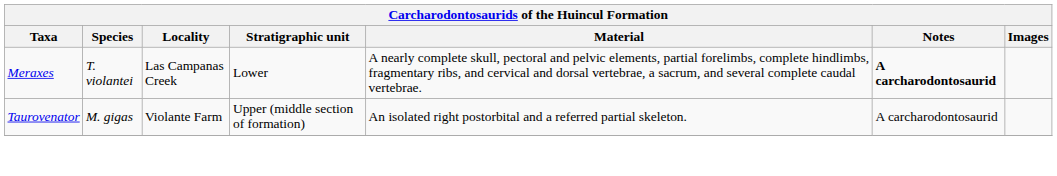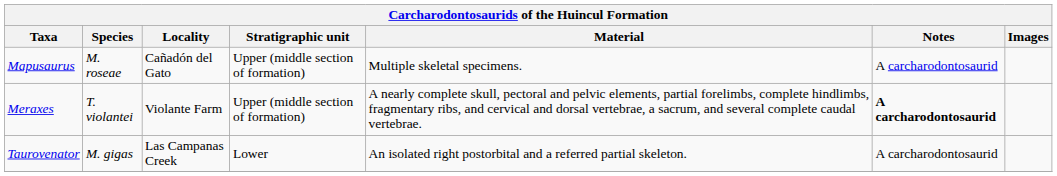+ row: (41, 65)
(184, 72) Las Campanas Creek -> (184, 109) Violante Farm
(250, 72) Lower -> (293, 109) Upper (middle section of formation)
(184, 116) Violante Farm -> (184, 153) Las Campanas Creek
(293, 116) Upper (middle section of formation) -> (250, 153) Lower
